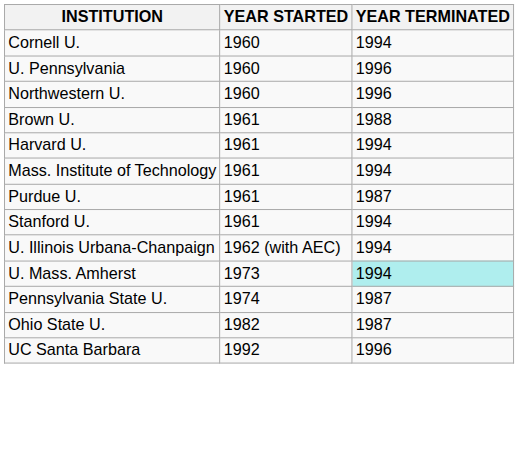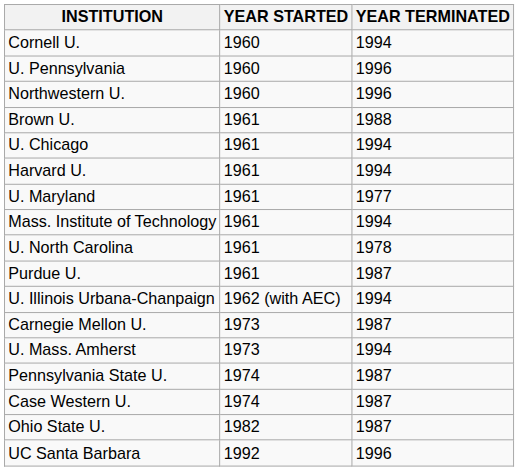+ row: (48, 145)
+ row: (52, 196)
+ row: (71, 247)
- row: (49, 222)
+ row: (77, 324)
(374, 273) paleturquoise background -> (374, 350) no background
+ row: (70, 401)
